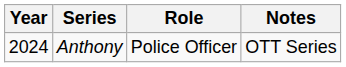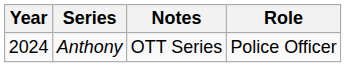columns swapped: (184, 18) <-> (291, 18)
